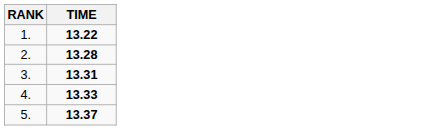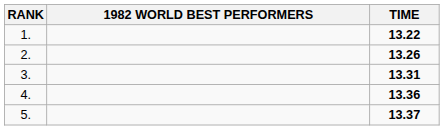+ column: (208, 15)
(82, 55) 13.28 -> (404, 55) 13.26
(82, 95) 13.33 -> (404, 95) 13.36
